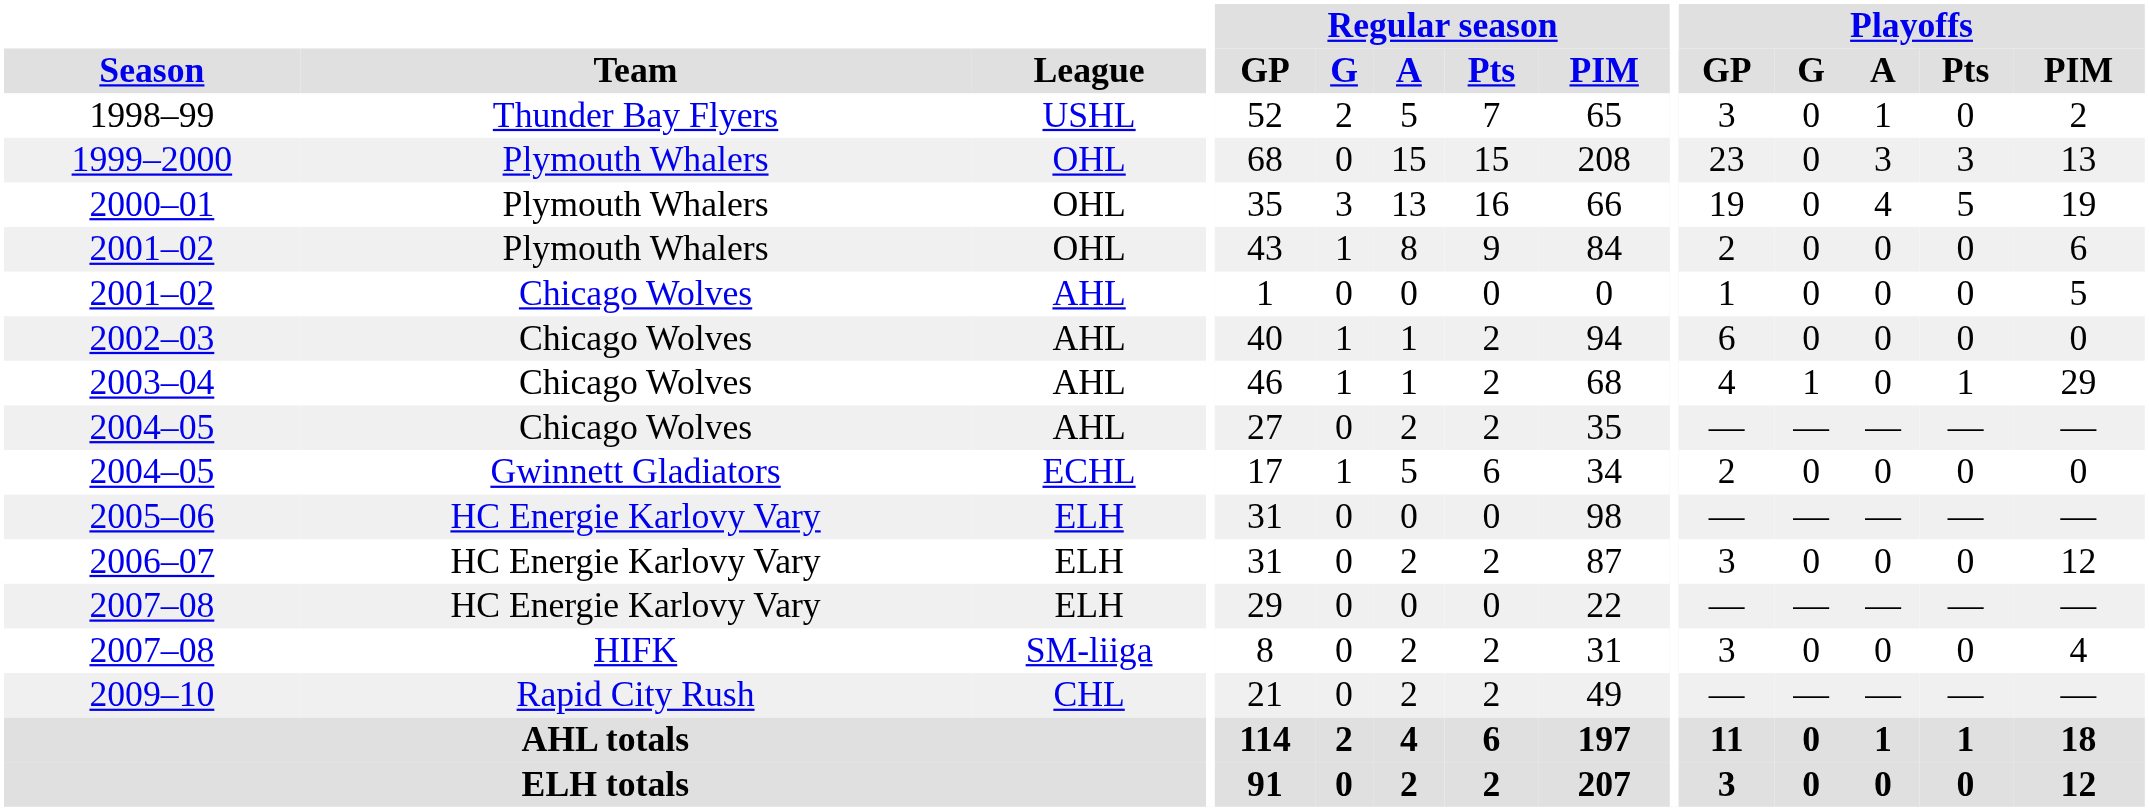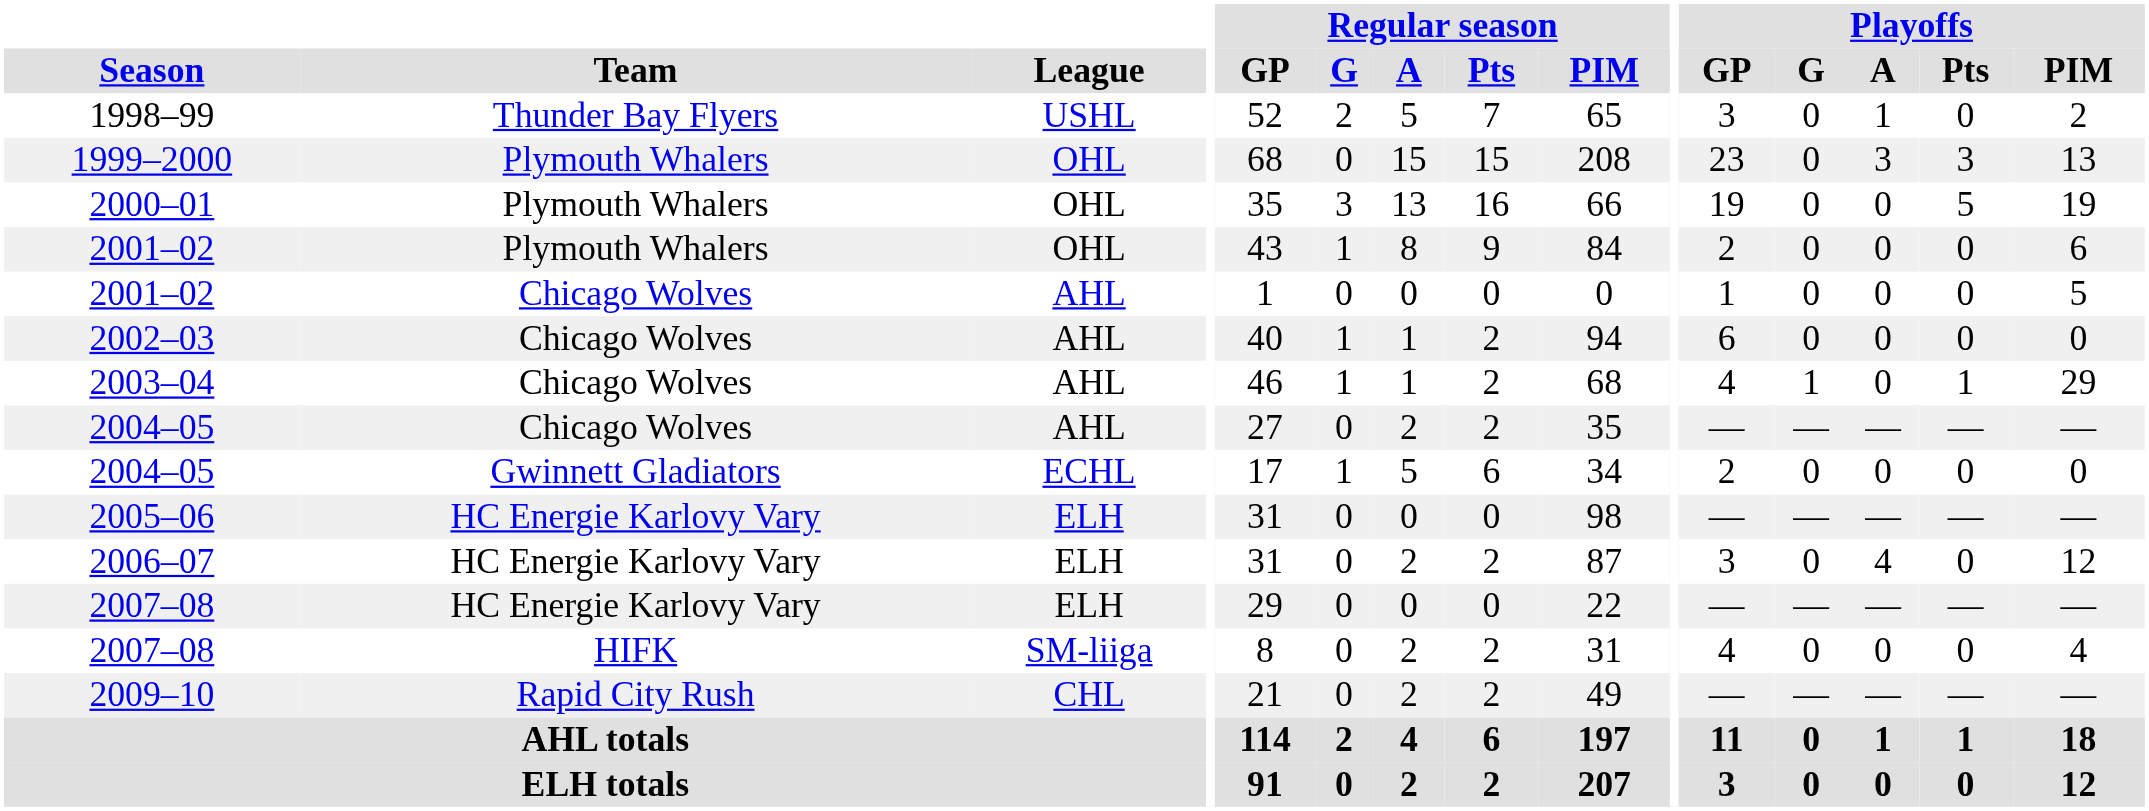(1883, 204) 4 -> (1883, 204) 0
(1883, 560) 0 -> (1883, 560) 4
(1727, 650) 3 -> (1727, 650) 4
